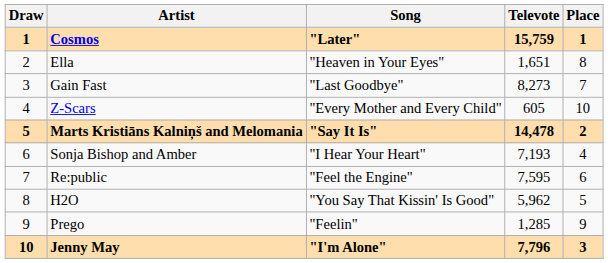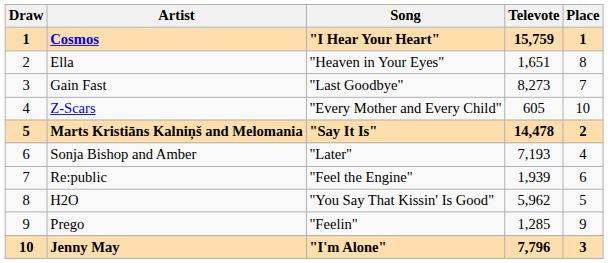(335, 39) "Later" -> (375, 39) "I Hear Your Heart"
(368, 154) "I Hear Your Heart" -> (331, 154) "Later"
(534, 177) 7,595 -> (534, 177) 1,939
